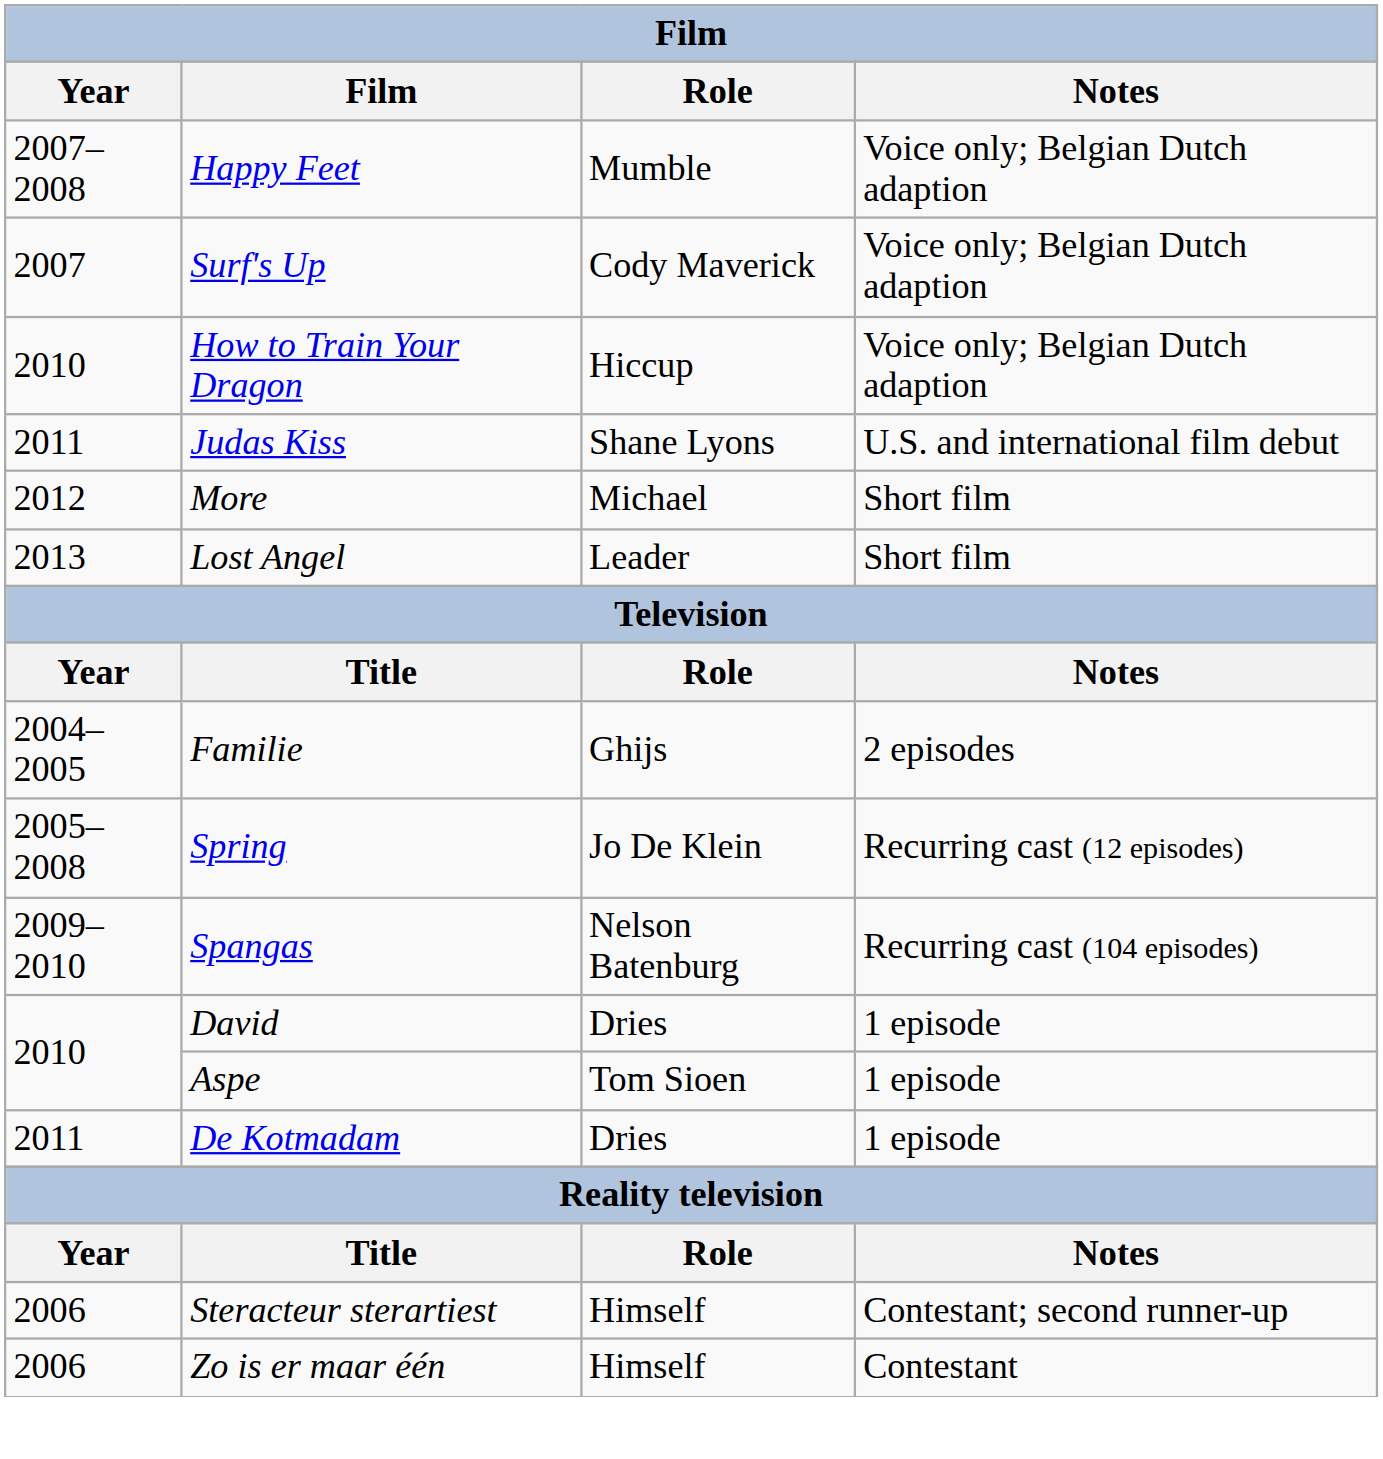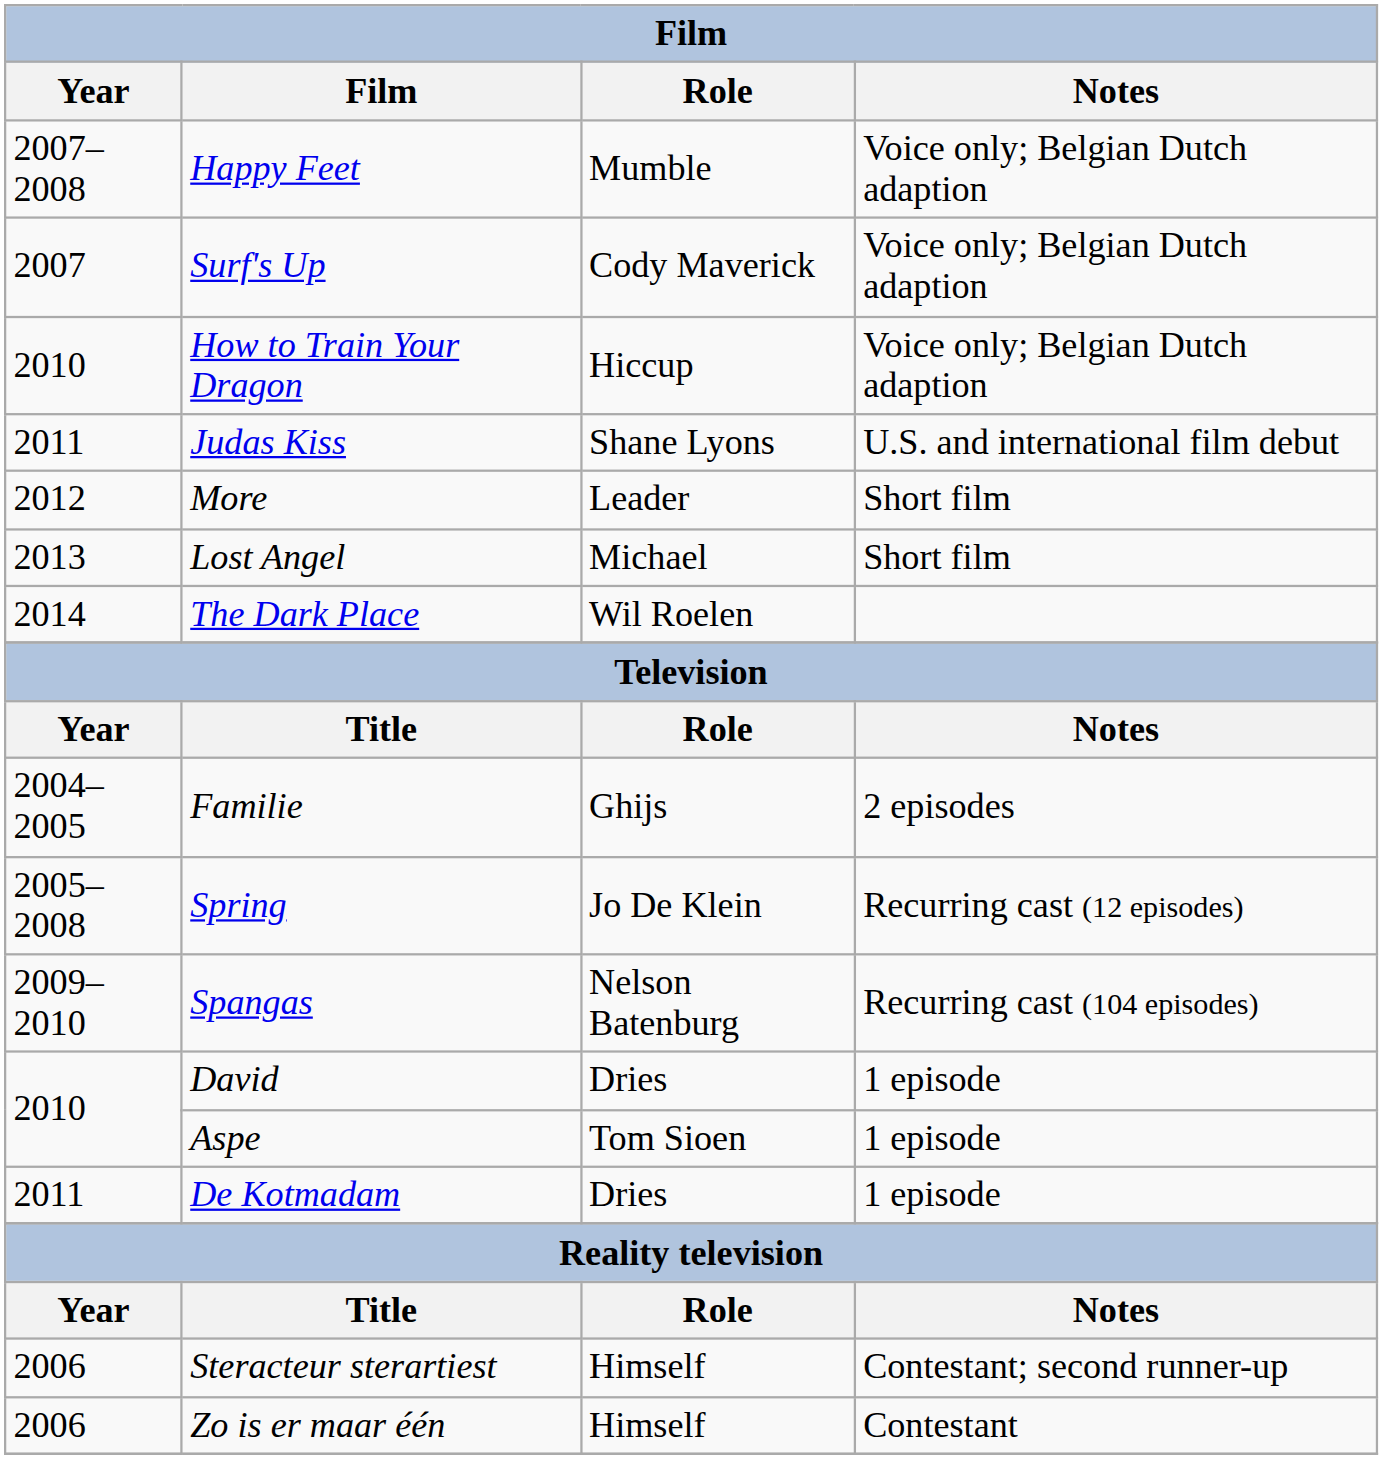(648, 499) Michael -> (639, 499) Leader
(639, 556) Leader -> (648, 556) Michael
+ row: (305, 613)
